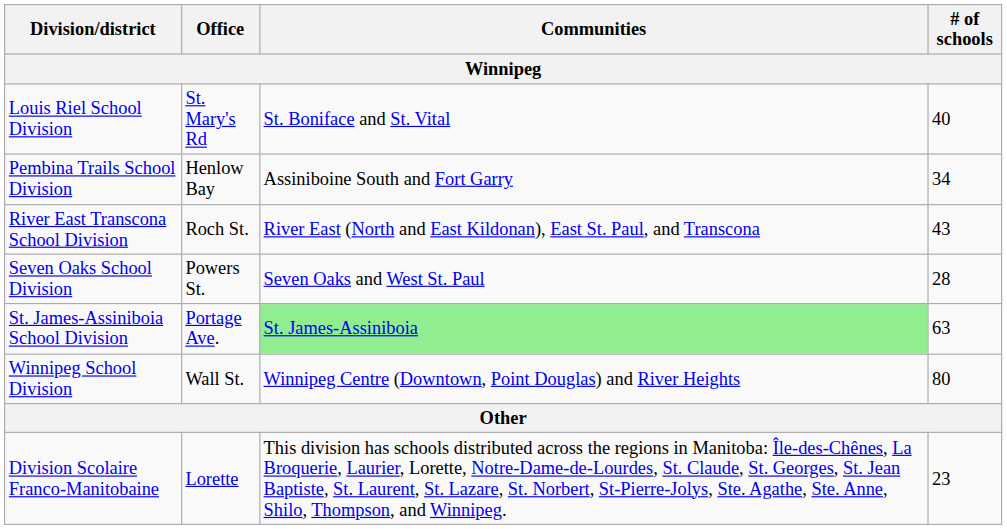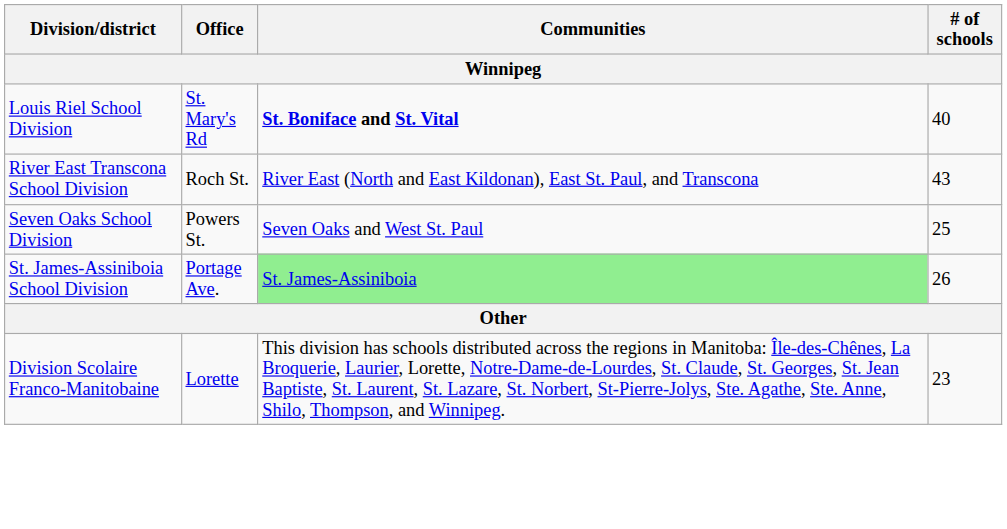(357, 118) normal -> (360, 118) bold
- row: (92, 179)
(941, 278) 28 -> (941, 228) 25
(941, 328) 63 -> (941, 278) 26
- row: (73, 378)
